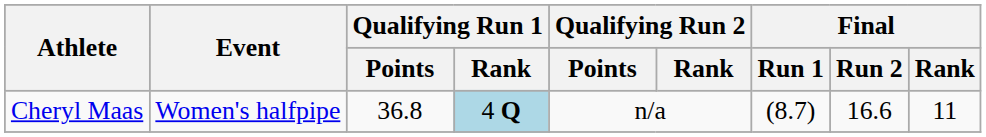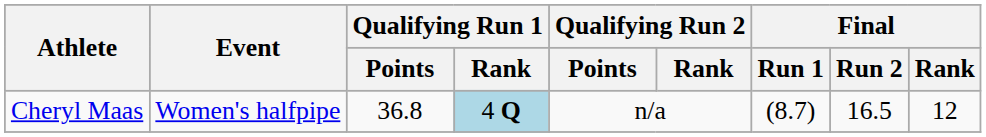(869, 111) 16.6 -> (869, 111) 16.5
(945, 111) 11 -> (945, 111) 12
